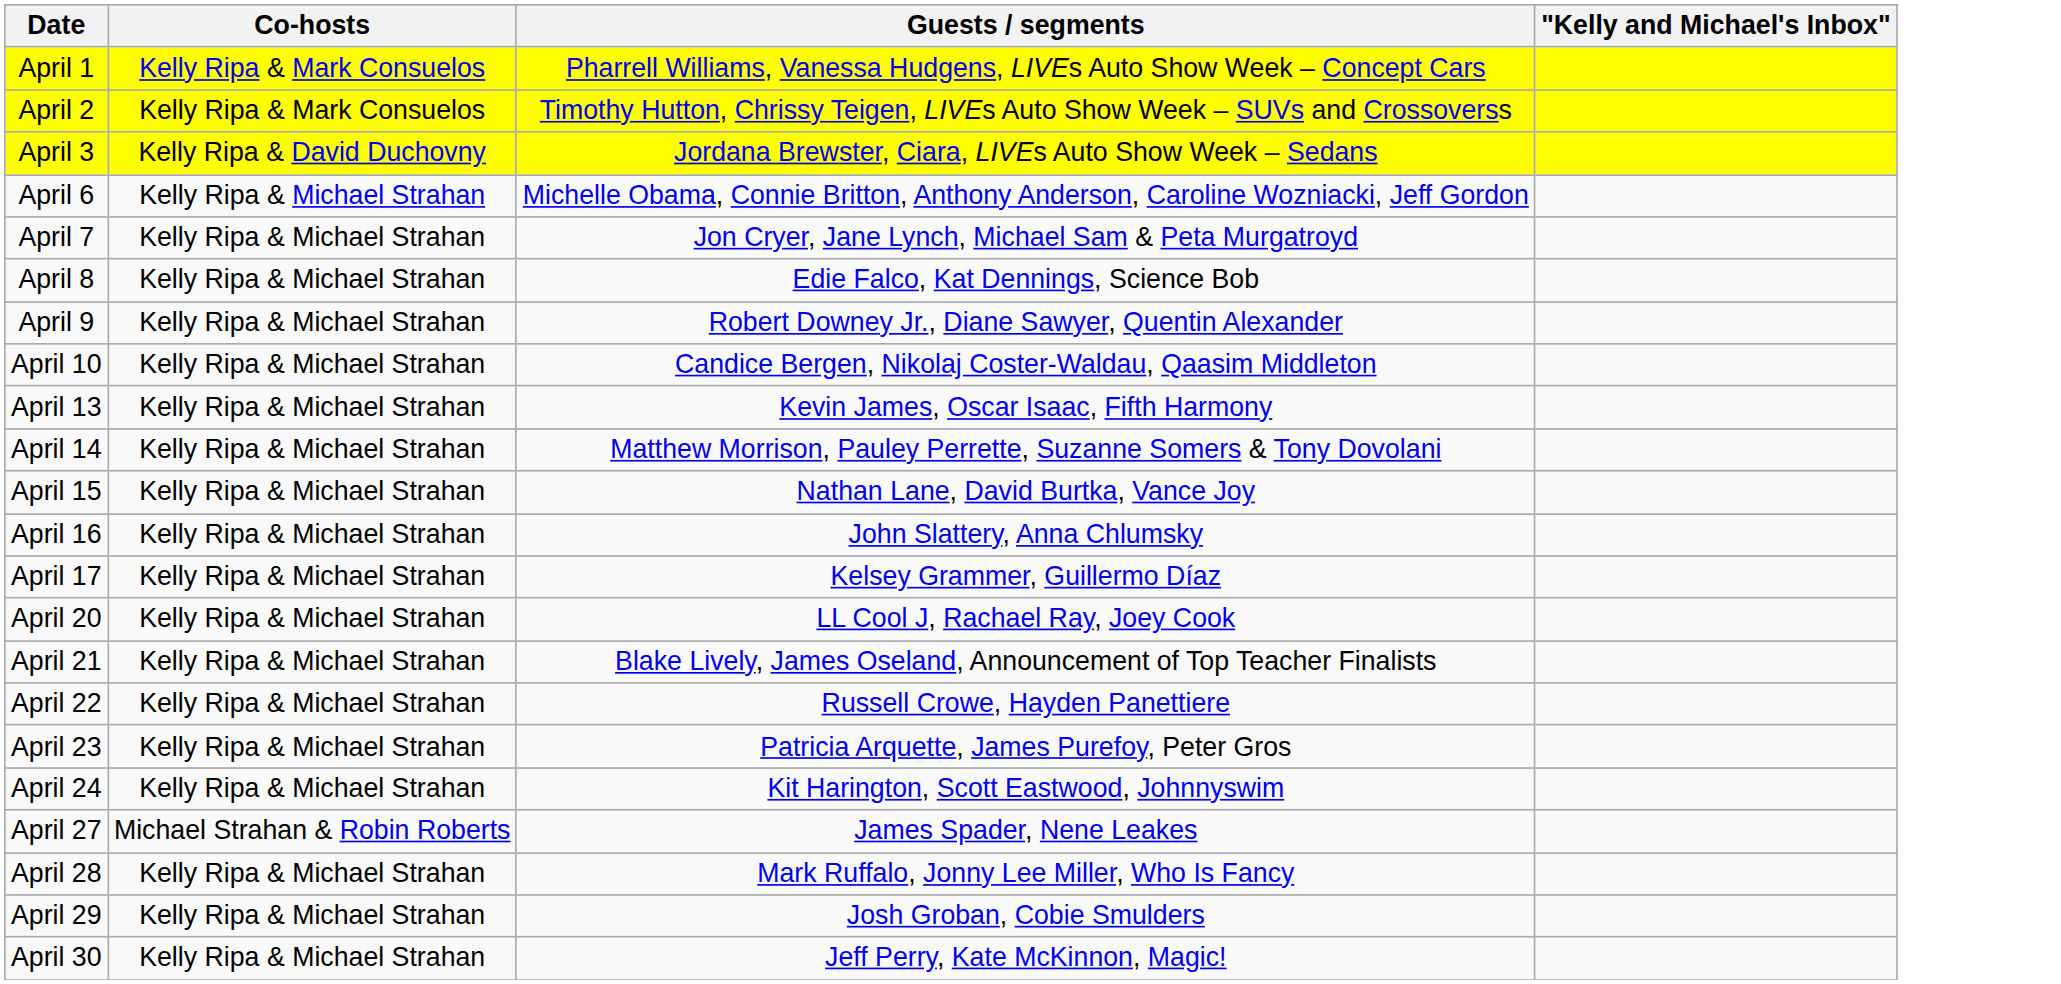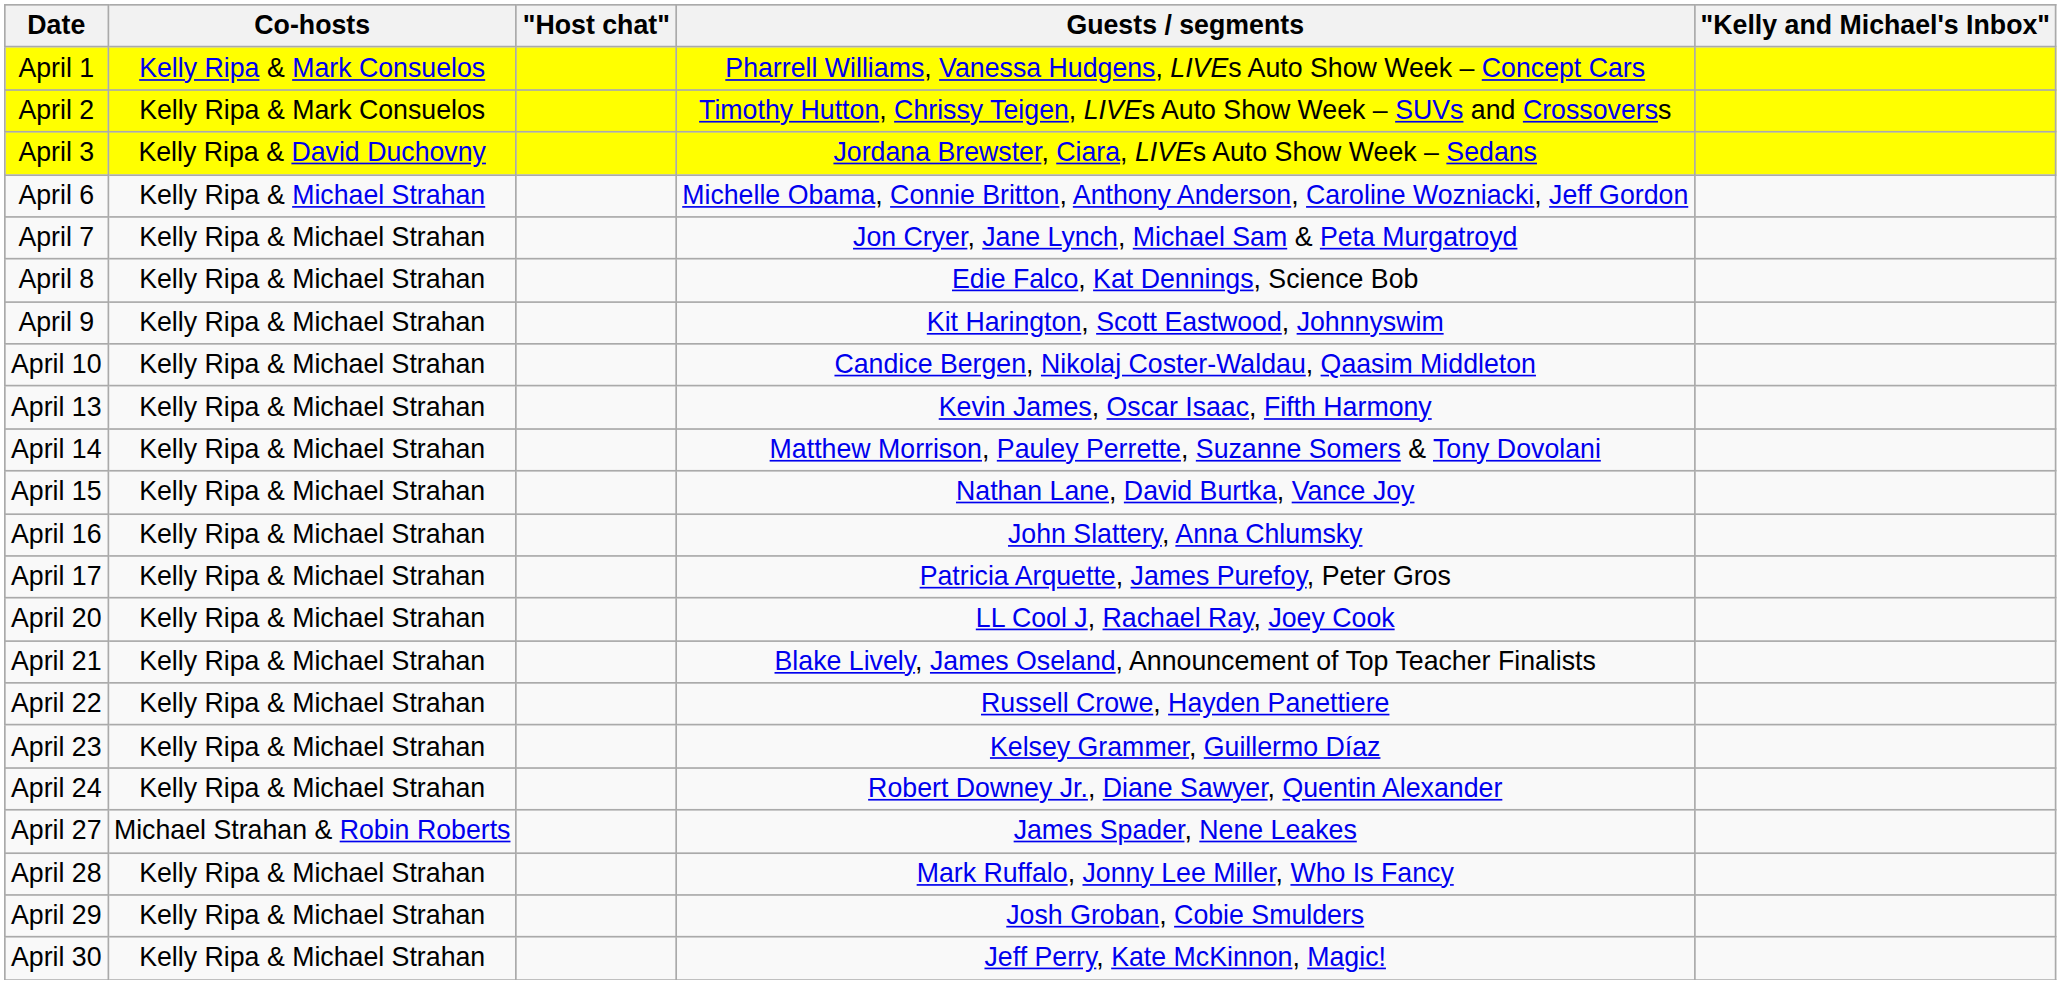+ column: (596, 25)
(1026, 322) Robert Downey Jr., Diane Sawyer, Quentin Alexander -> (1185, 322) Kit Harington, Scott Eastwood, Johnnyswim
(1026, 576) Kelsey Grammer, Guillermo Díaz -> (1185, 576) Patricia Arquette, James Purefoy, Peter Gros
(1026, 746) Patricia Arquette, James Purefoy, Peter Gros -> (1185, 746) Kelsey Grammer, Guillermo Díaz
(1026, 788) Kit Harington, Scott Eastwood, Johnnyswim -> (1185, 788) Robert Downey Jr., Diane Sawyer, Quentin Alexander
